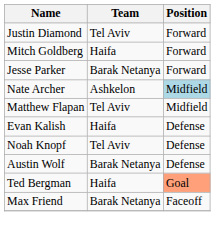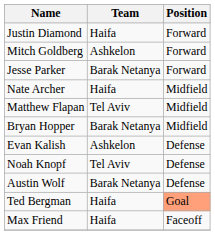(110, 32) Tel Aviv -> (103, 32) Haifa
(103, 51) Haifa -> (113, 51) Ashkelon
(113, 88) Ashkelon -> (103, 88) Haifa
(187, 88) lightblue background -> (187, 88) no background
+ row: (41, 126)
(103, 126) Haifa -> (113, 145) Ashkelon
(125, 201) Barak Netanya -> (103, 220) Haifa
